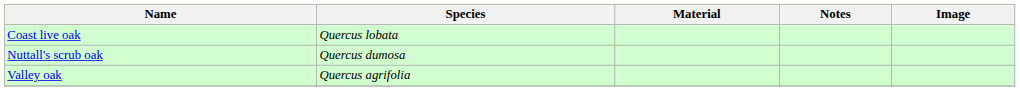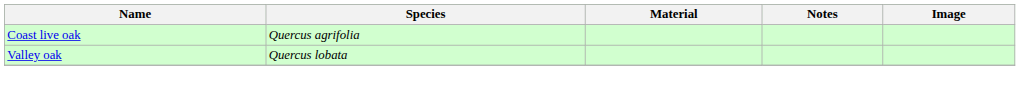(359, 34) Quercus lobata -> (314, 34) Quercus agrifolia
- row: (55, 55)
(365, 75) Quercus agrifolia -> (308, 55) Quercus lobata
